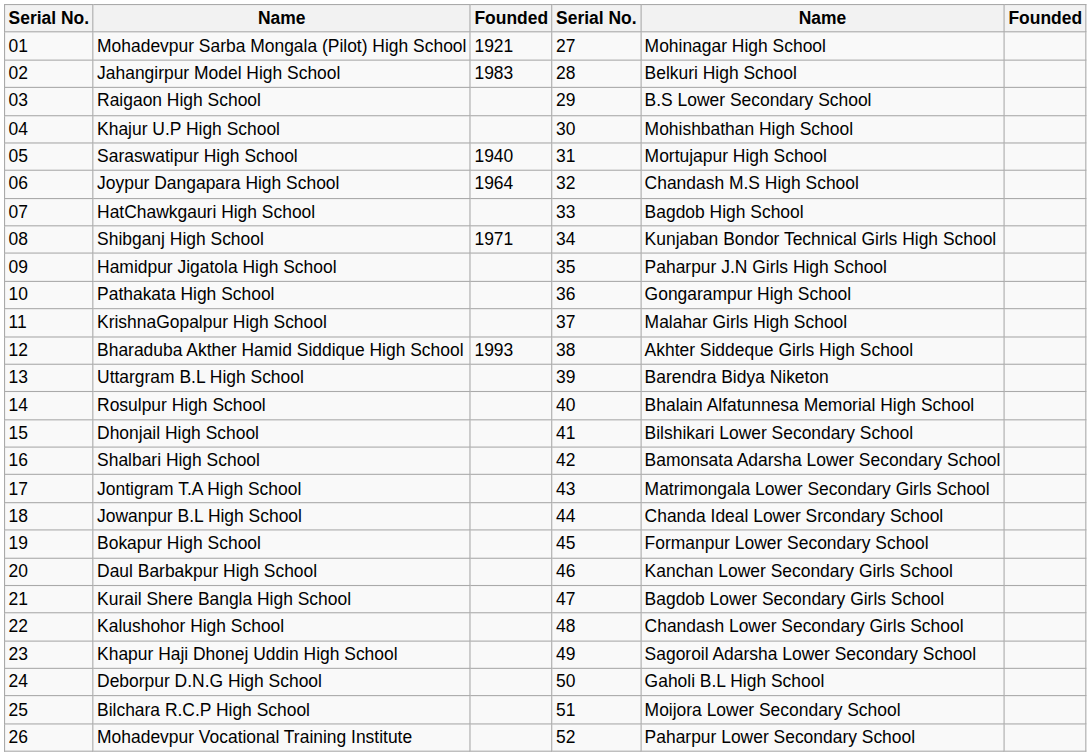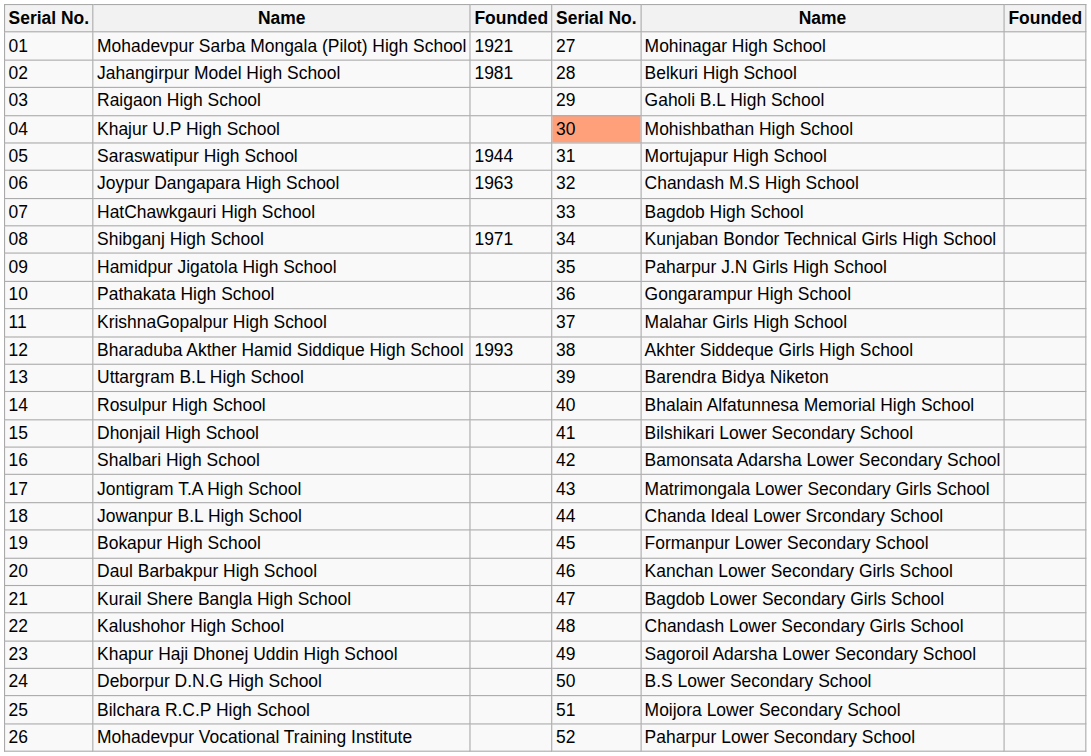(494, 73) 1983 -> (494, 73) 1981
(758, 101) B.S Lower Secondary School -> (734, 101) Gaholi B.L High School
(566, 128) no background -> (566, 128) lightsalmon background
(494, 156) 1940 -> (494, 156) 1944
(494, 184) 1964 -> (494, 184) 1963
(734, 682) Gaholi B.L High School -> (758, 682) B.S Lower Secondary School
